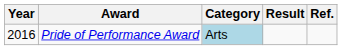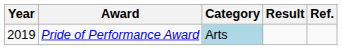(21, 34) 2016 -> (21, 34) 2019
